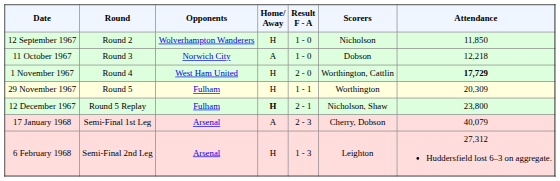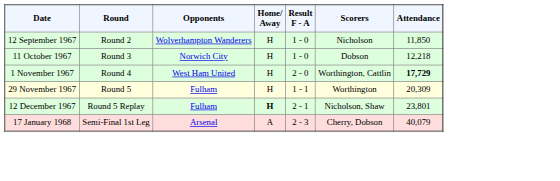(273, 56) A -> (270, 56) H
(476, 106) 23,800 -> (418, 106) 23,801
- row: (42, 153)
